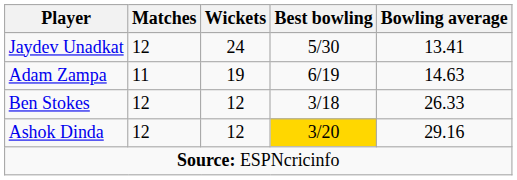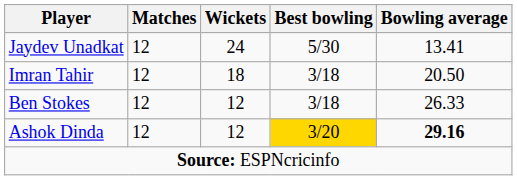- row: (58, 75)
+ row: (51, 75)
(444, 132) normal -> (444, 132) bold
